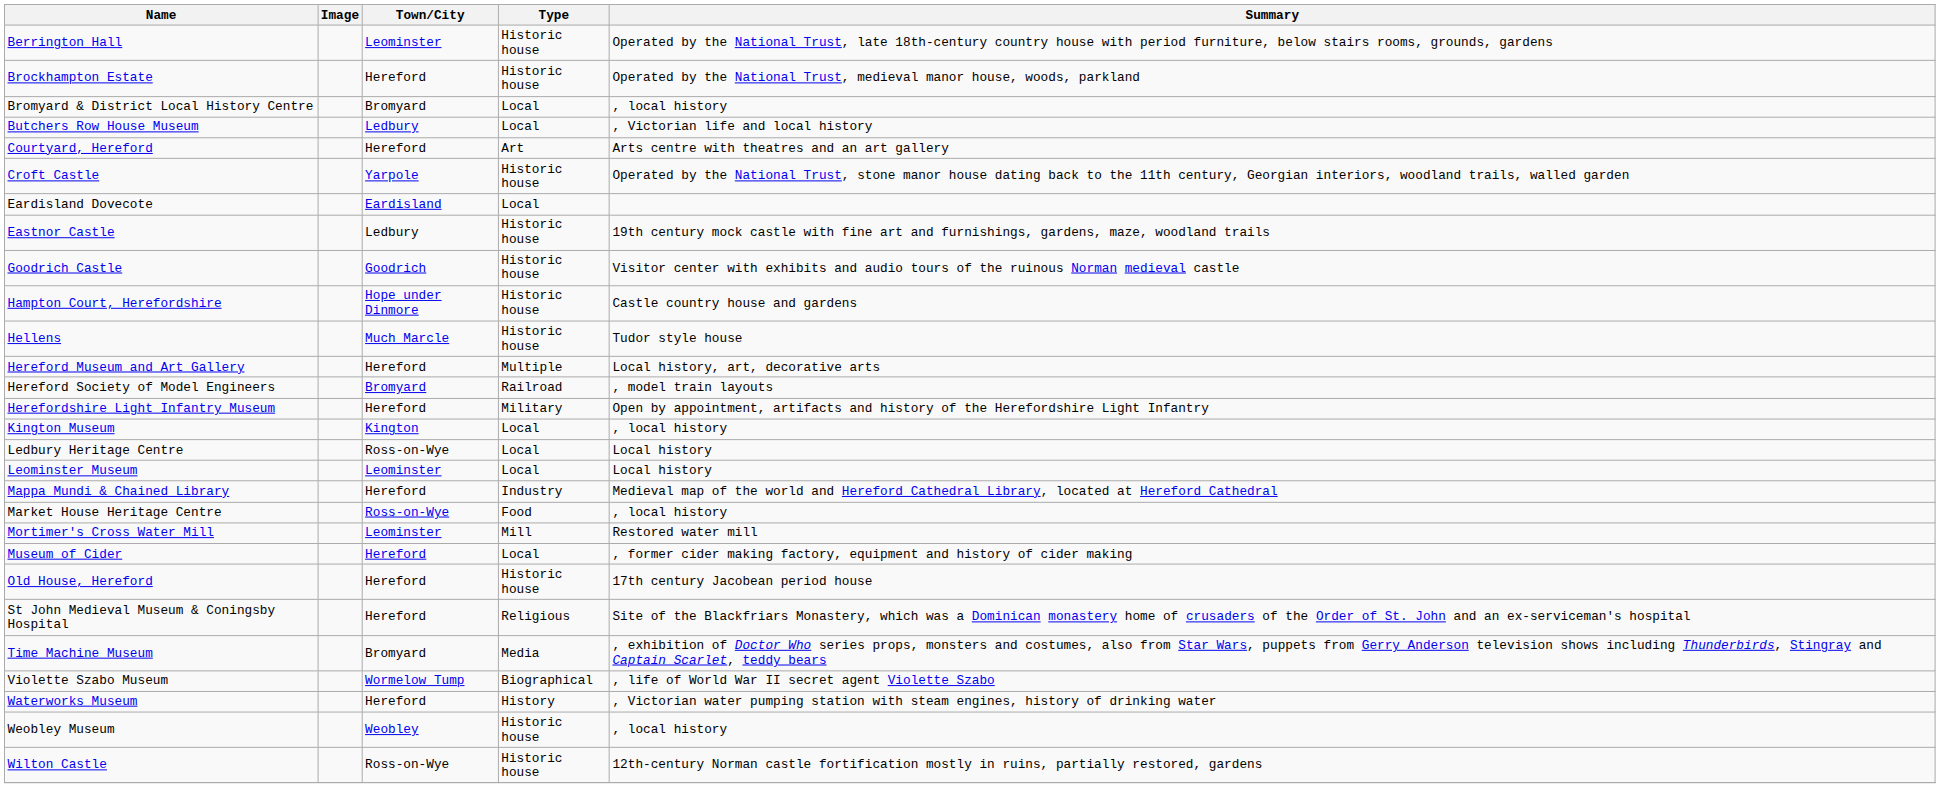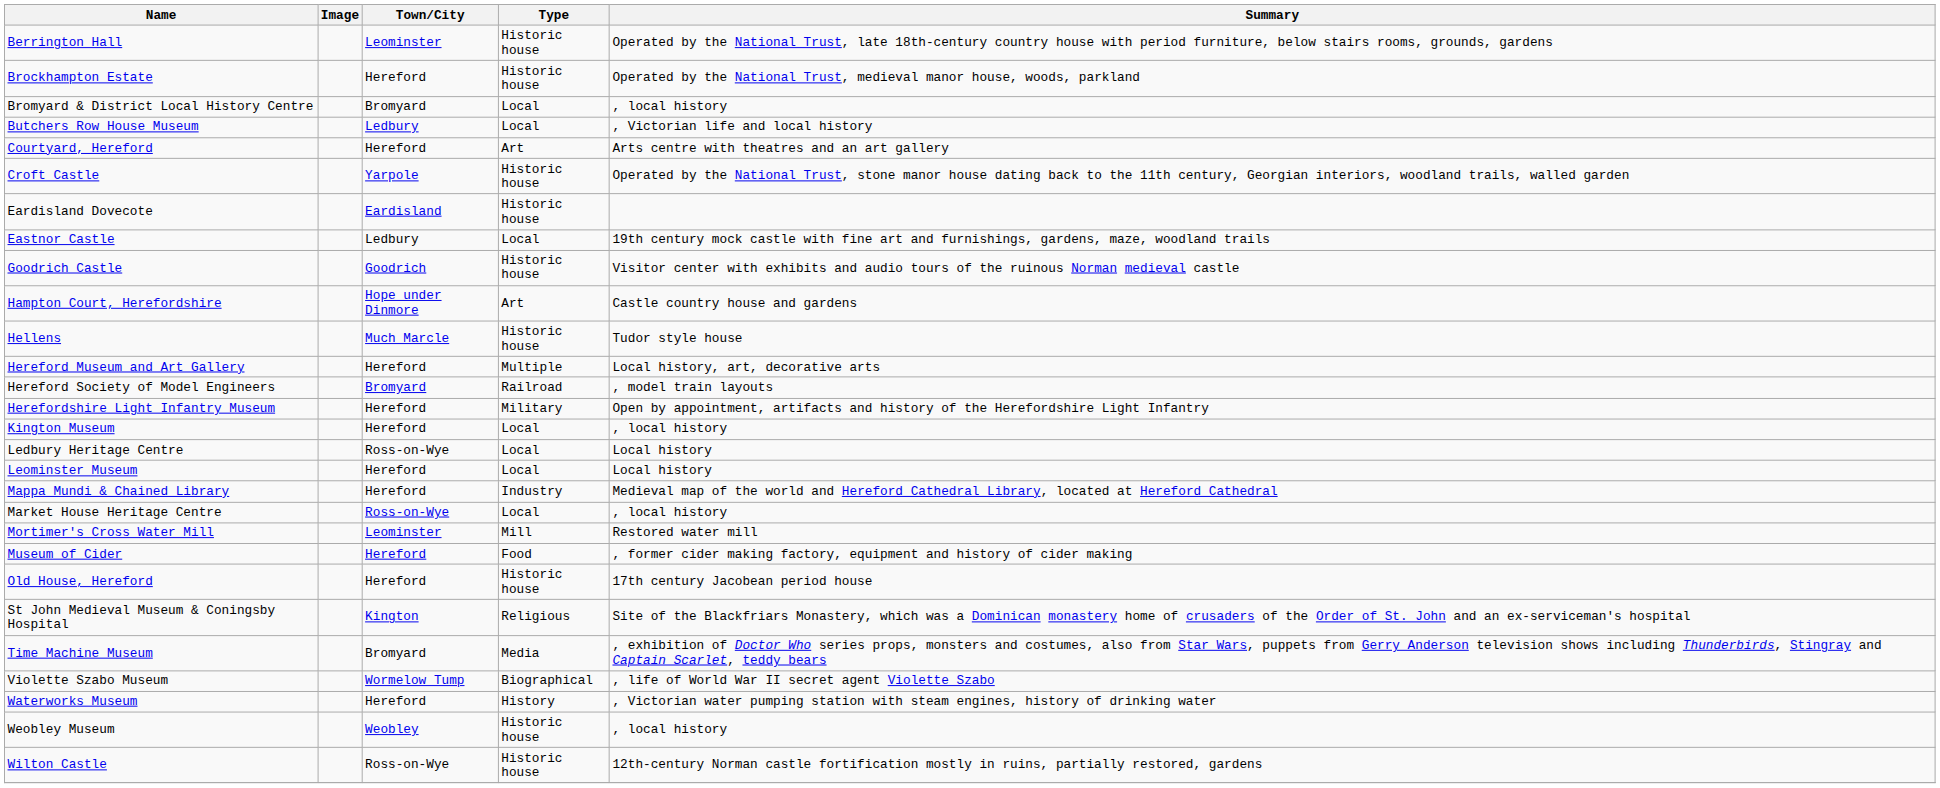(520, 204) Local -> (532, 212) Historic house
(532, 232) Historic house -> (520, 240) Local
(532, 303) Historic house -> (513, 303) Art
(392, 429) Kington -> (396, 429) Hereford
(403, 471) Leominster -> (396, 471) Hereford
(517, 512) Food -> (520, 512) Local
(520, 554) Local -> (517, 554) Food
(396, 617) Hereford -> (392, 617) Kington
